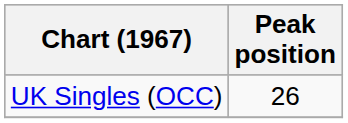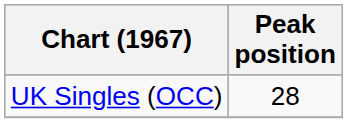(285, 95) 26 -> (285, 95) 28
